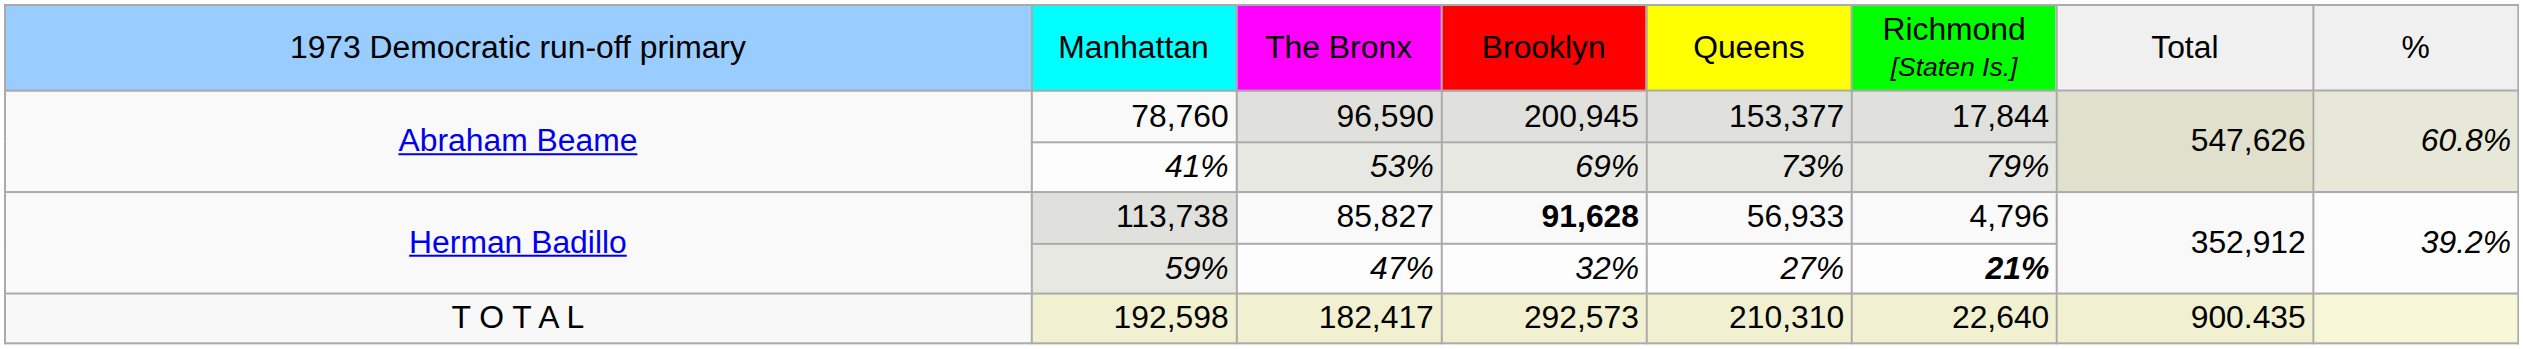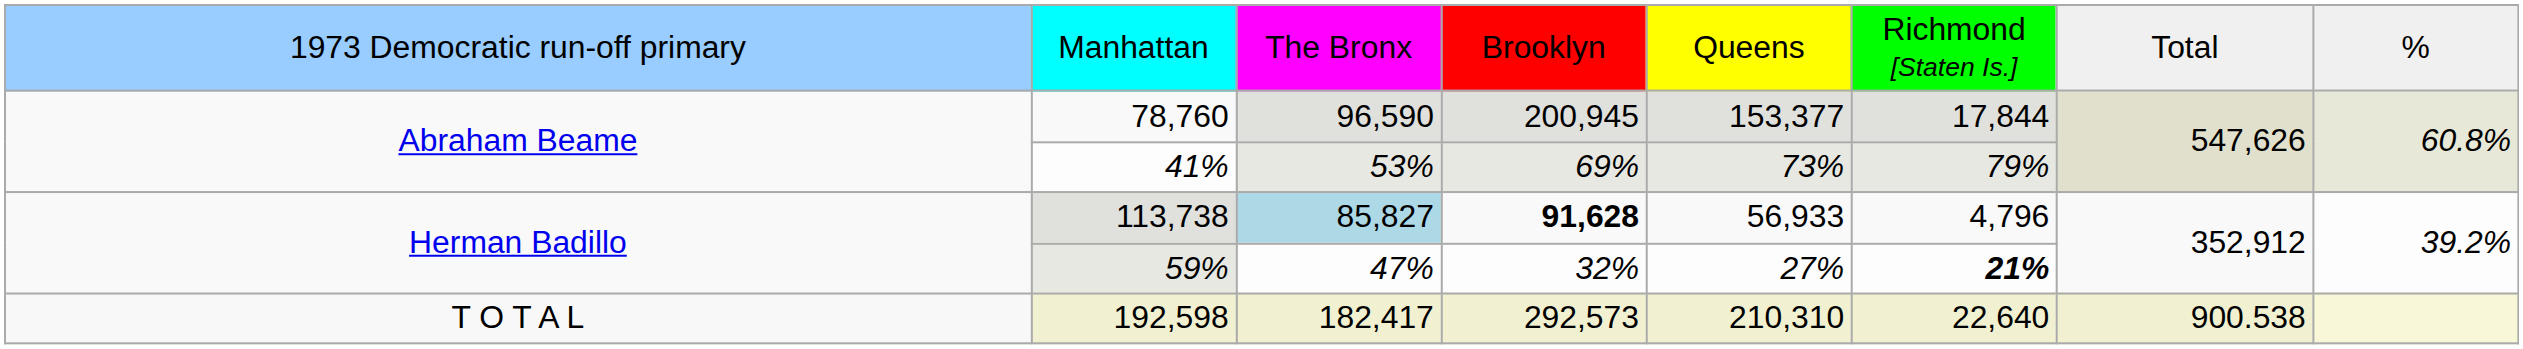(1385, 217) no background -> (1385, 217) lightblue background
(2248, 318) 900.435 -> (2248, 318) 900.538
